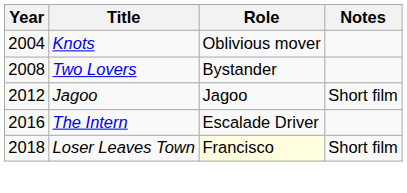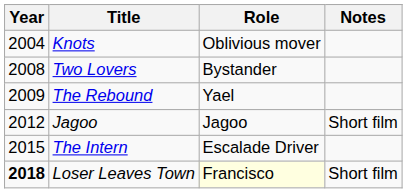+ row: (103, 95)
(27, 122) 2016 -> (27, 148) 2015
(27, 148) normal -> (27, 174) bold
